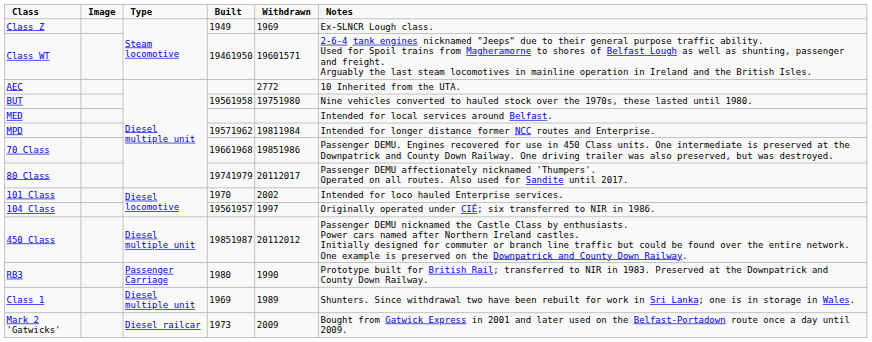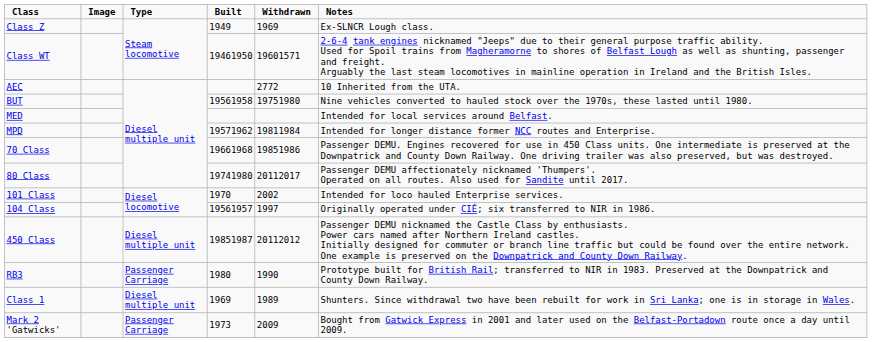(231, 175) 19741979 -> (231, 175) 19741980
(163, 325) Diesel railcar -> (149, 325) Passenger Carriage
